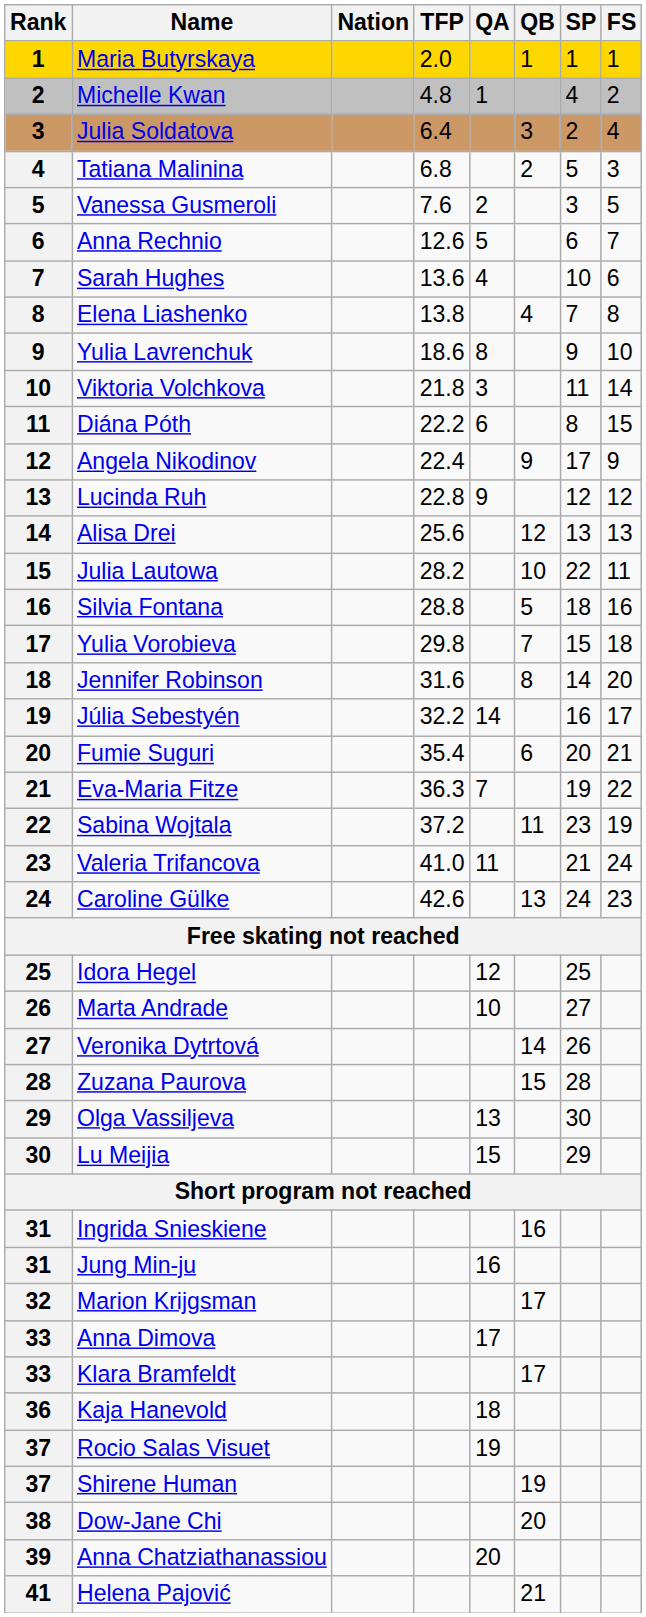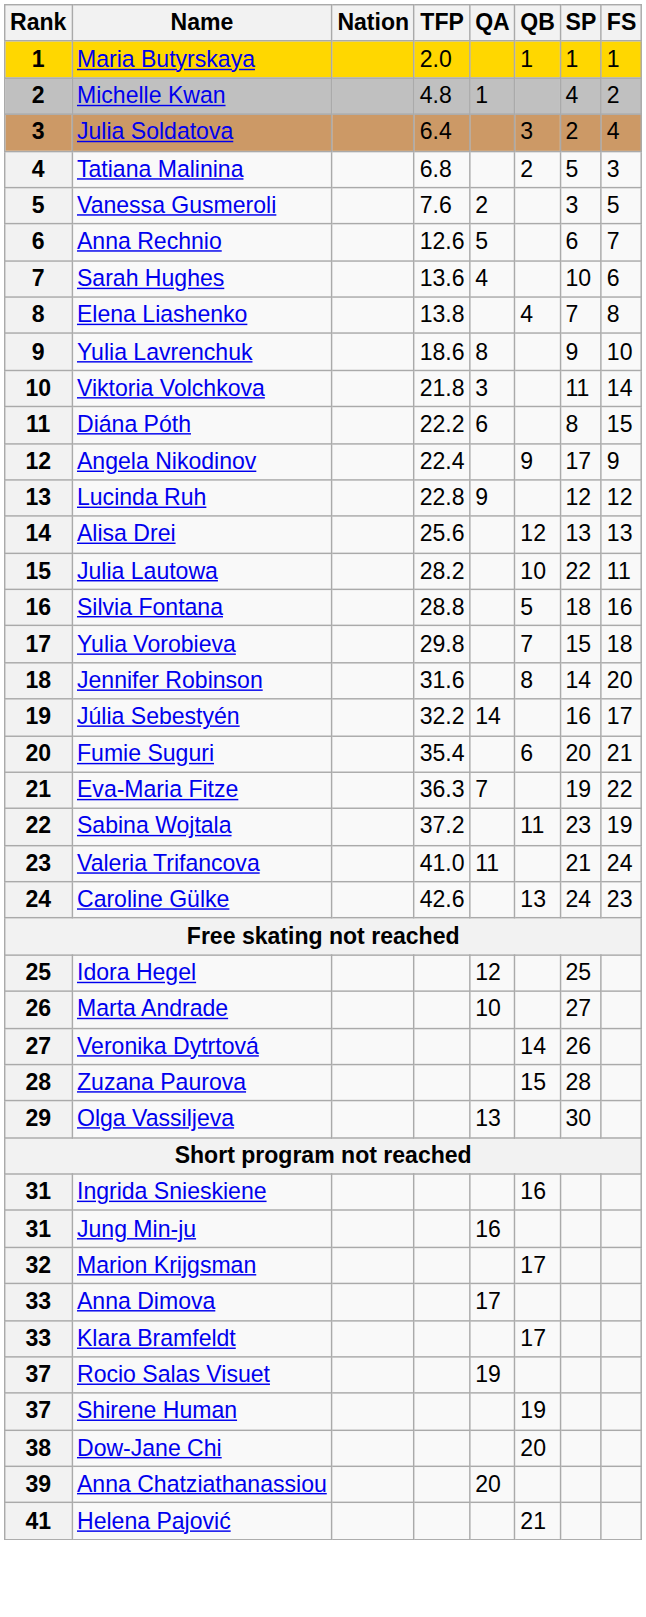- row: (123, 1155)
- row: (152, 1411)
